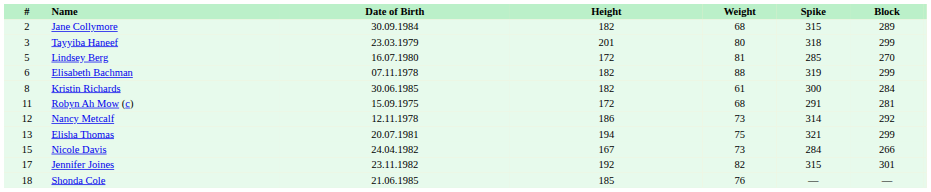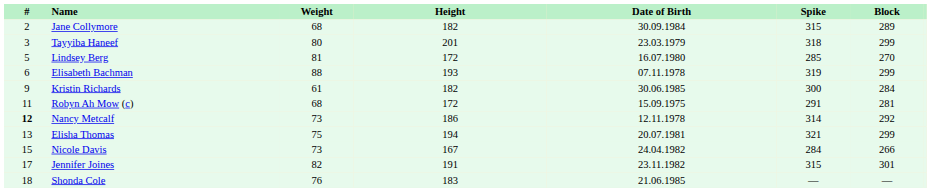columns swapped: (395, 11) <-> (740, 11)
(606, 73) 182 -> (450, 73) 193
(27, 88) 8 -> (27, 88) 9
(27, 119) normal -> (27, 119) bold
(606, 165) 192 -> (450, 165) 191
(606, 180) 185 -> (450, 180) 183
